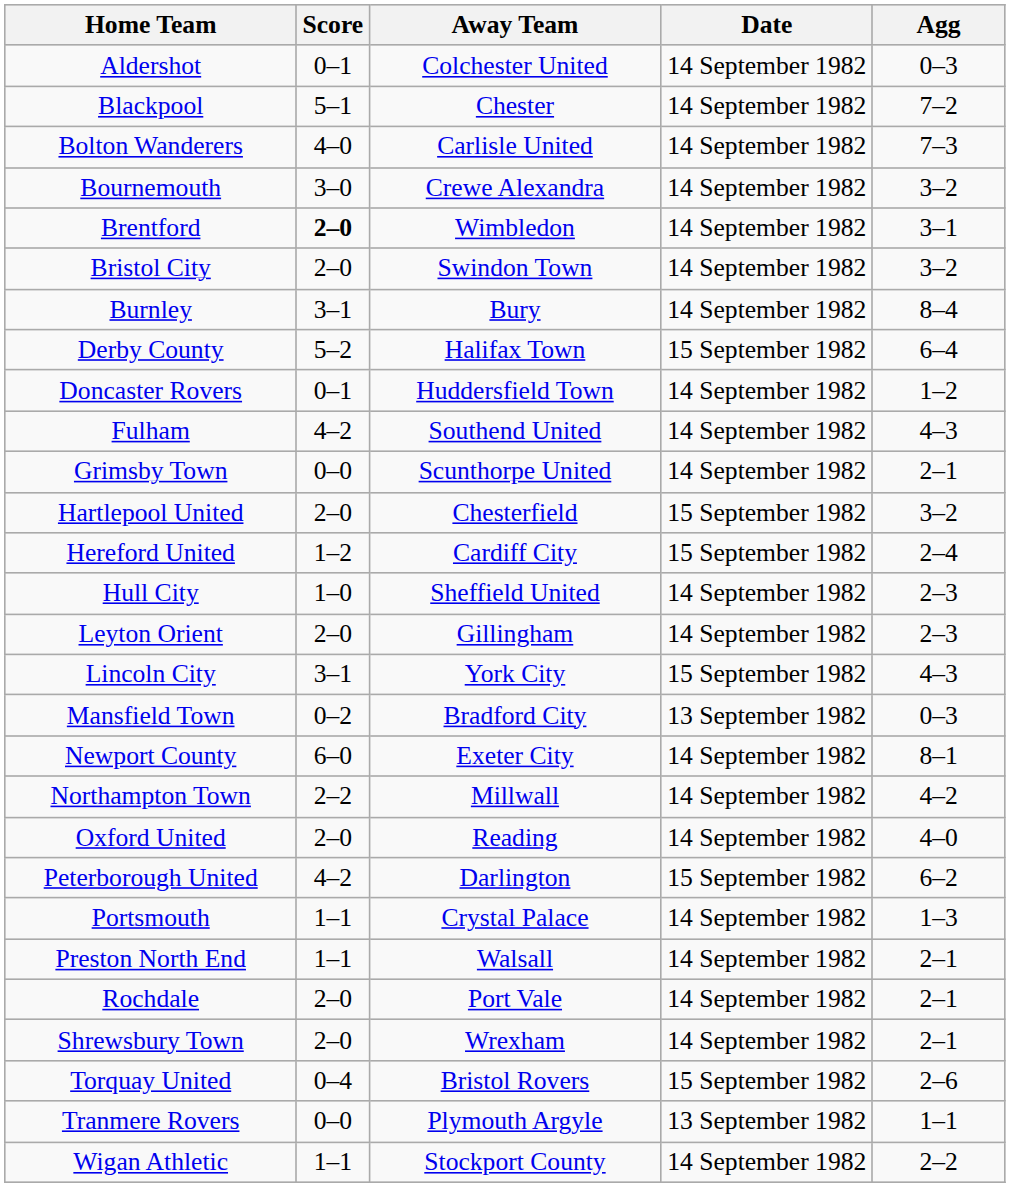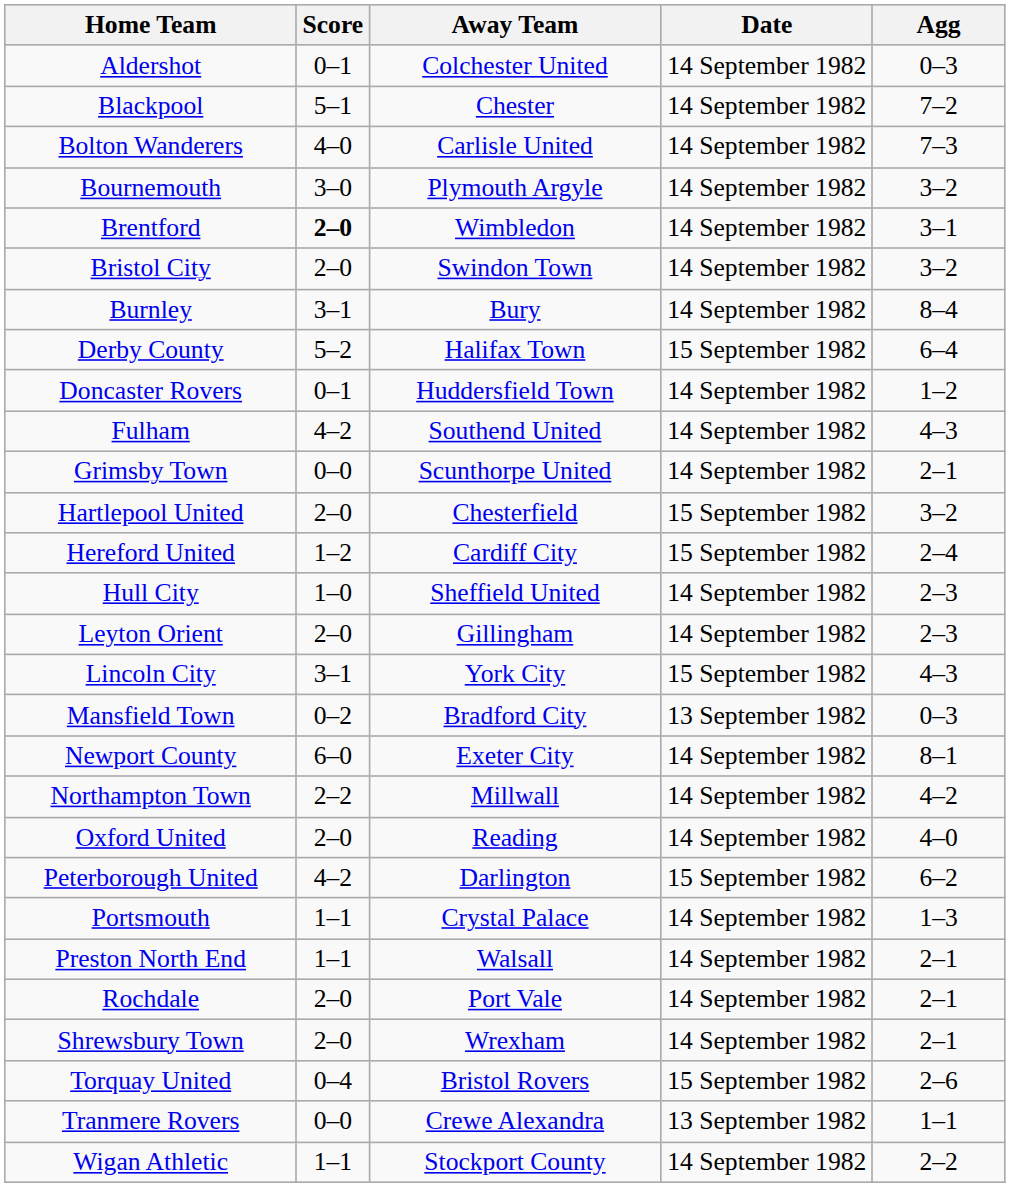(515, 187) Crewe Alexandra -> (515, 187) Plymouth Argyle
(515, 1120) Plymouth Argyle -> (515, 1120) Crewe Alexandra
